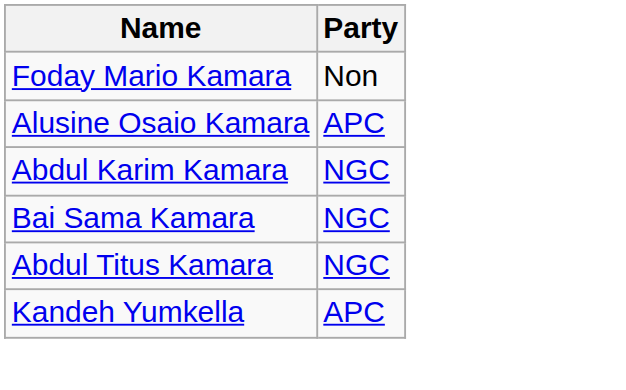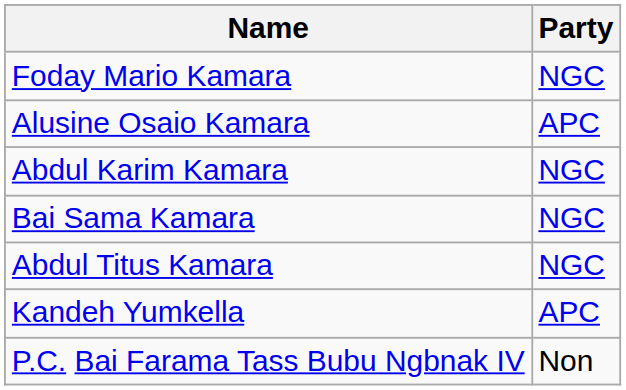(351, 75) Non -> (572, 75) NGC
+ row: (268, 360)
